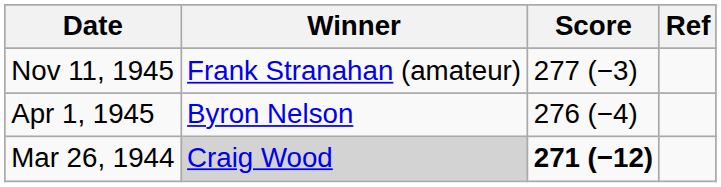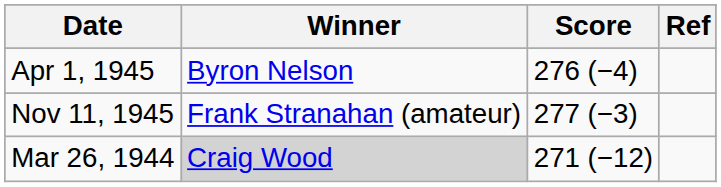rows swapped: (93, 70) <-> (83, 114)
(593, 158) bold -> (593, 158) normal
